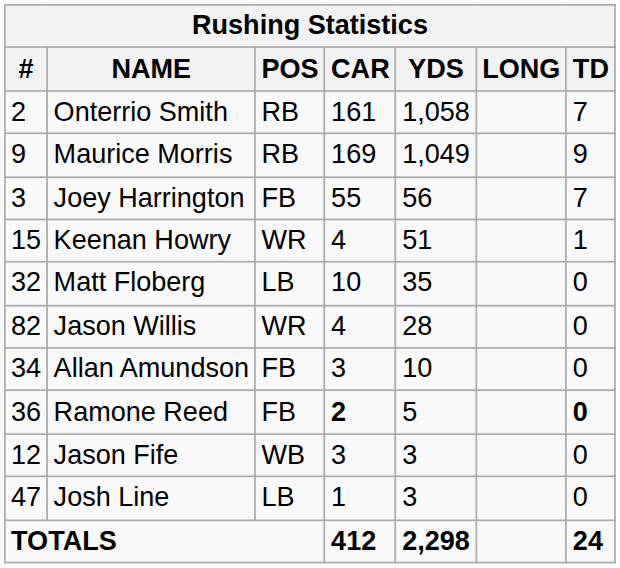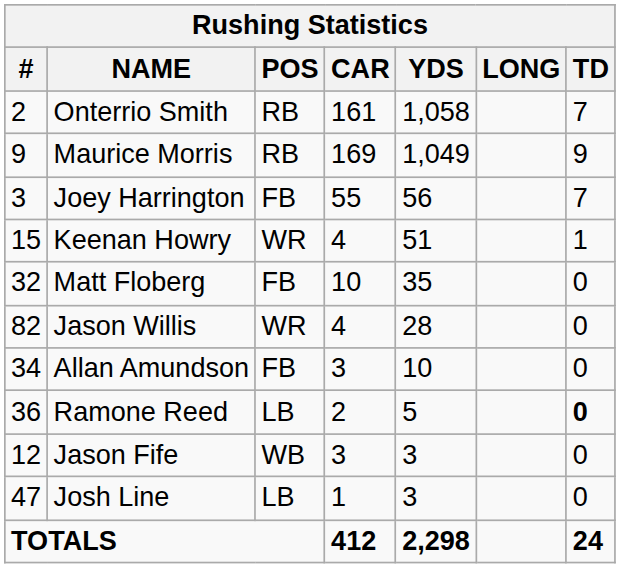(278, 283) LB -> (279, 283) FB
(279, 411) FB -> (278, 411) LB
(339, 411) bold -> (339, 411) normal
